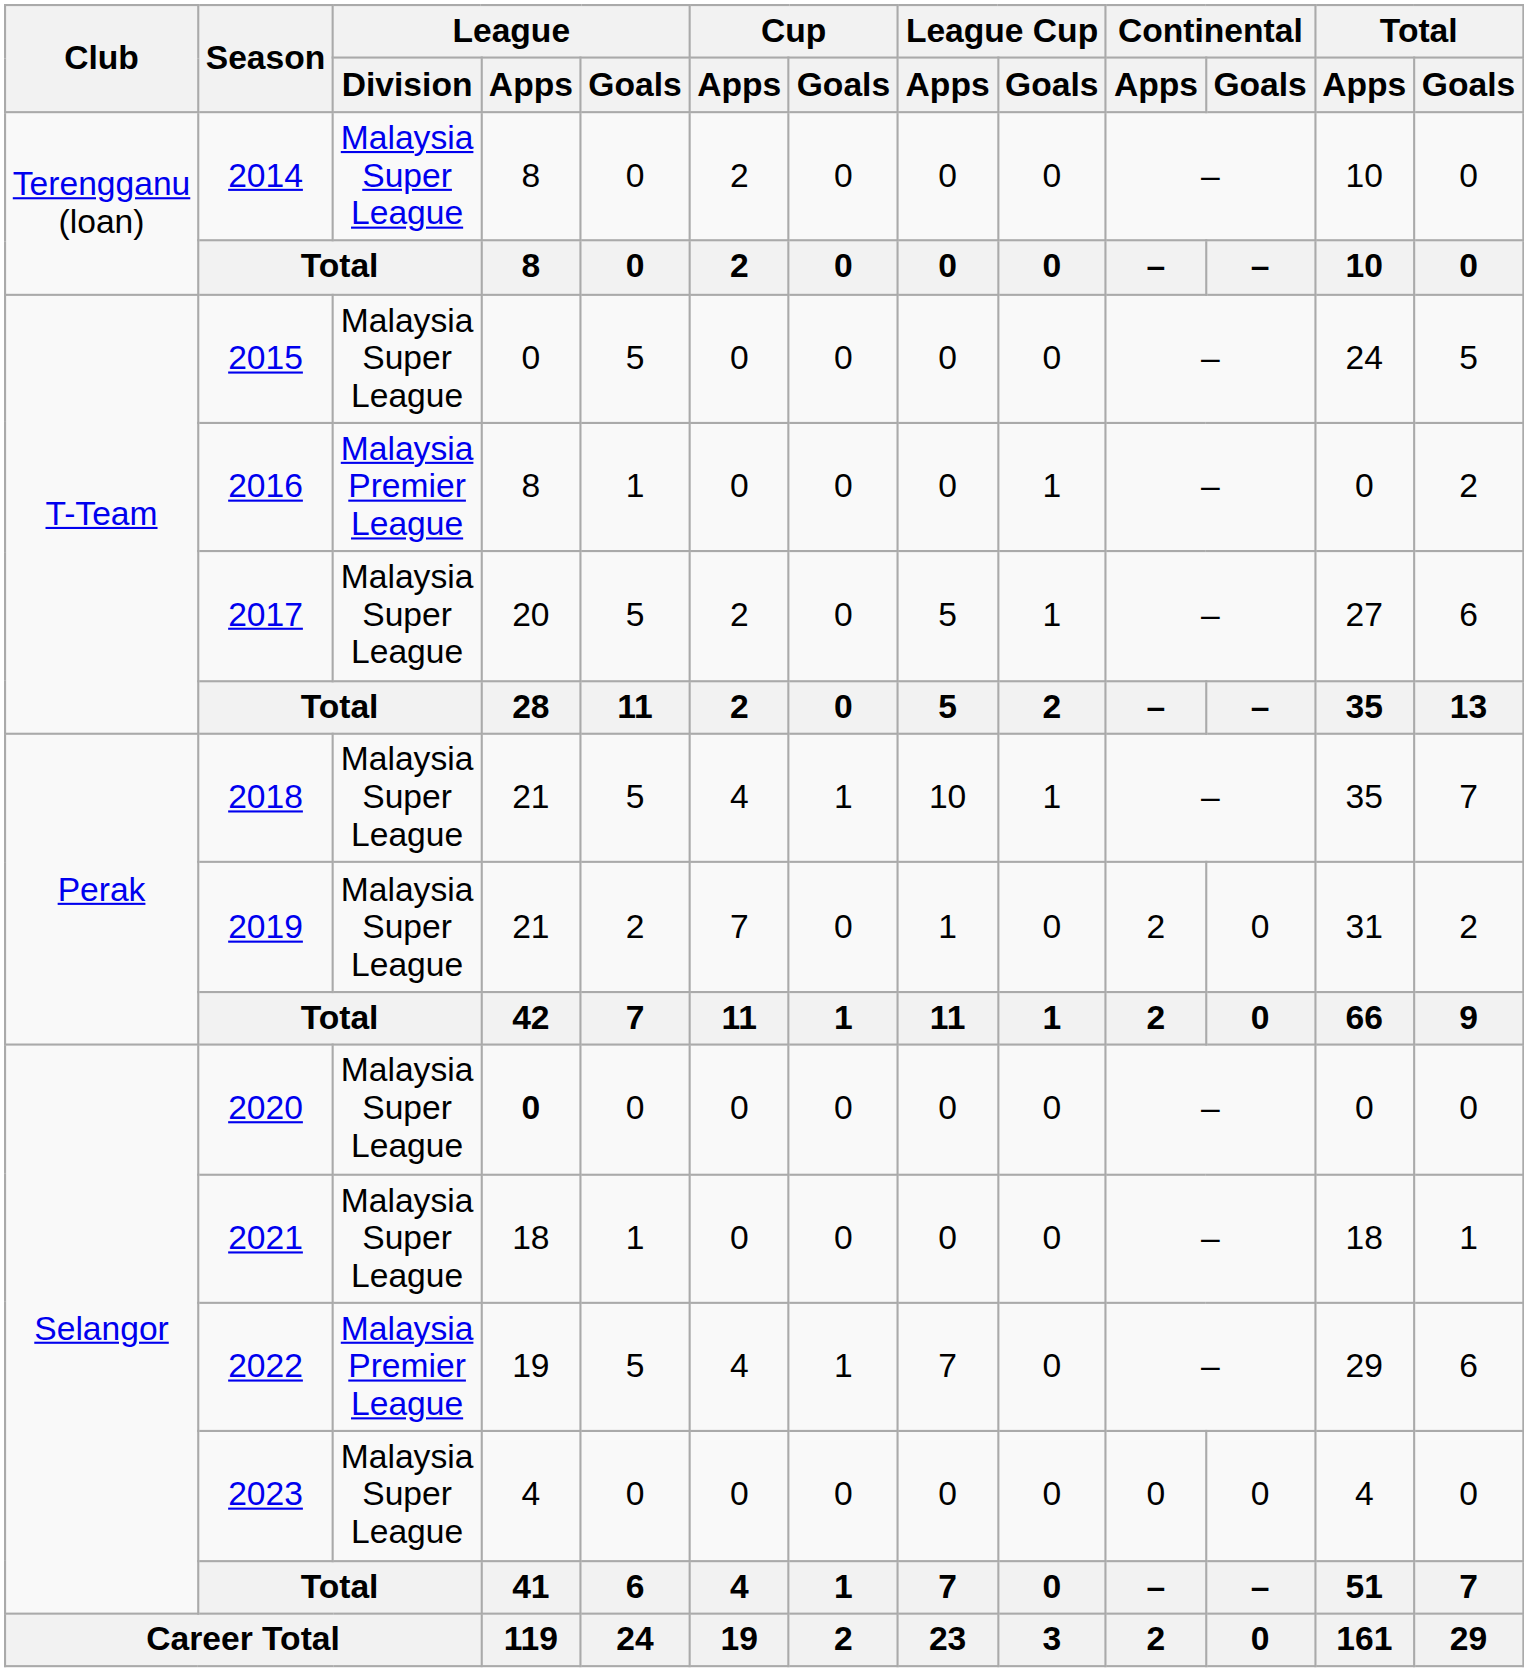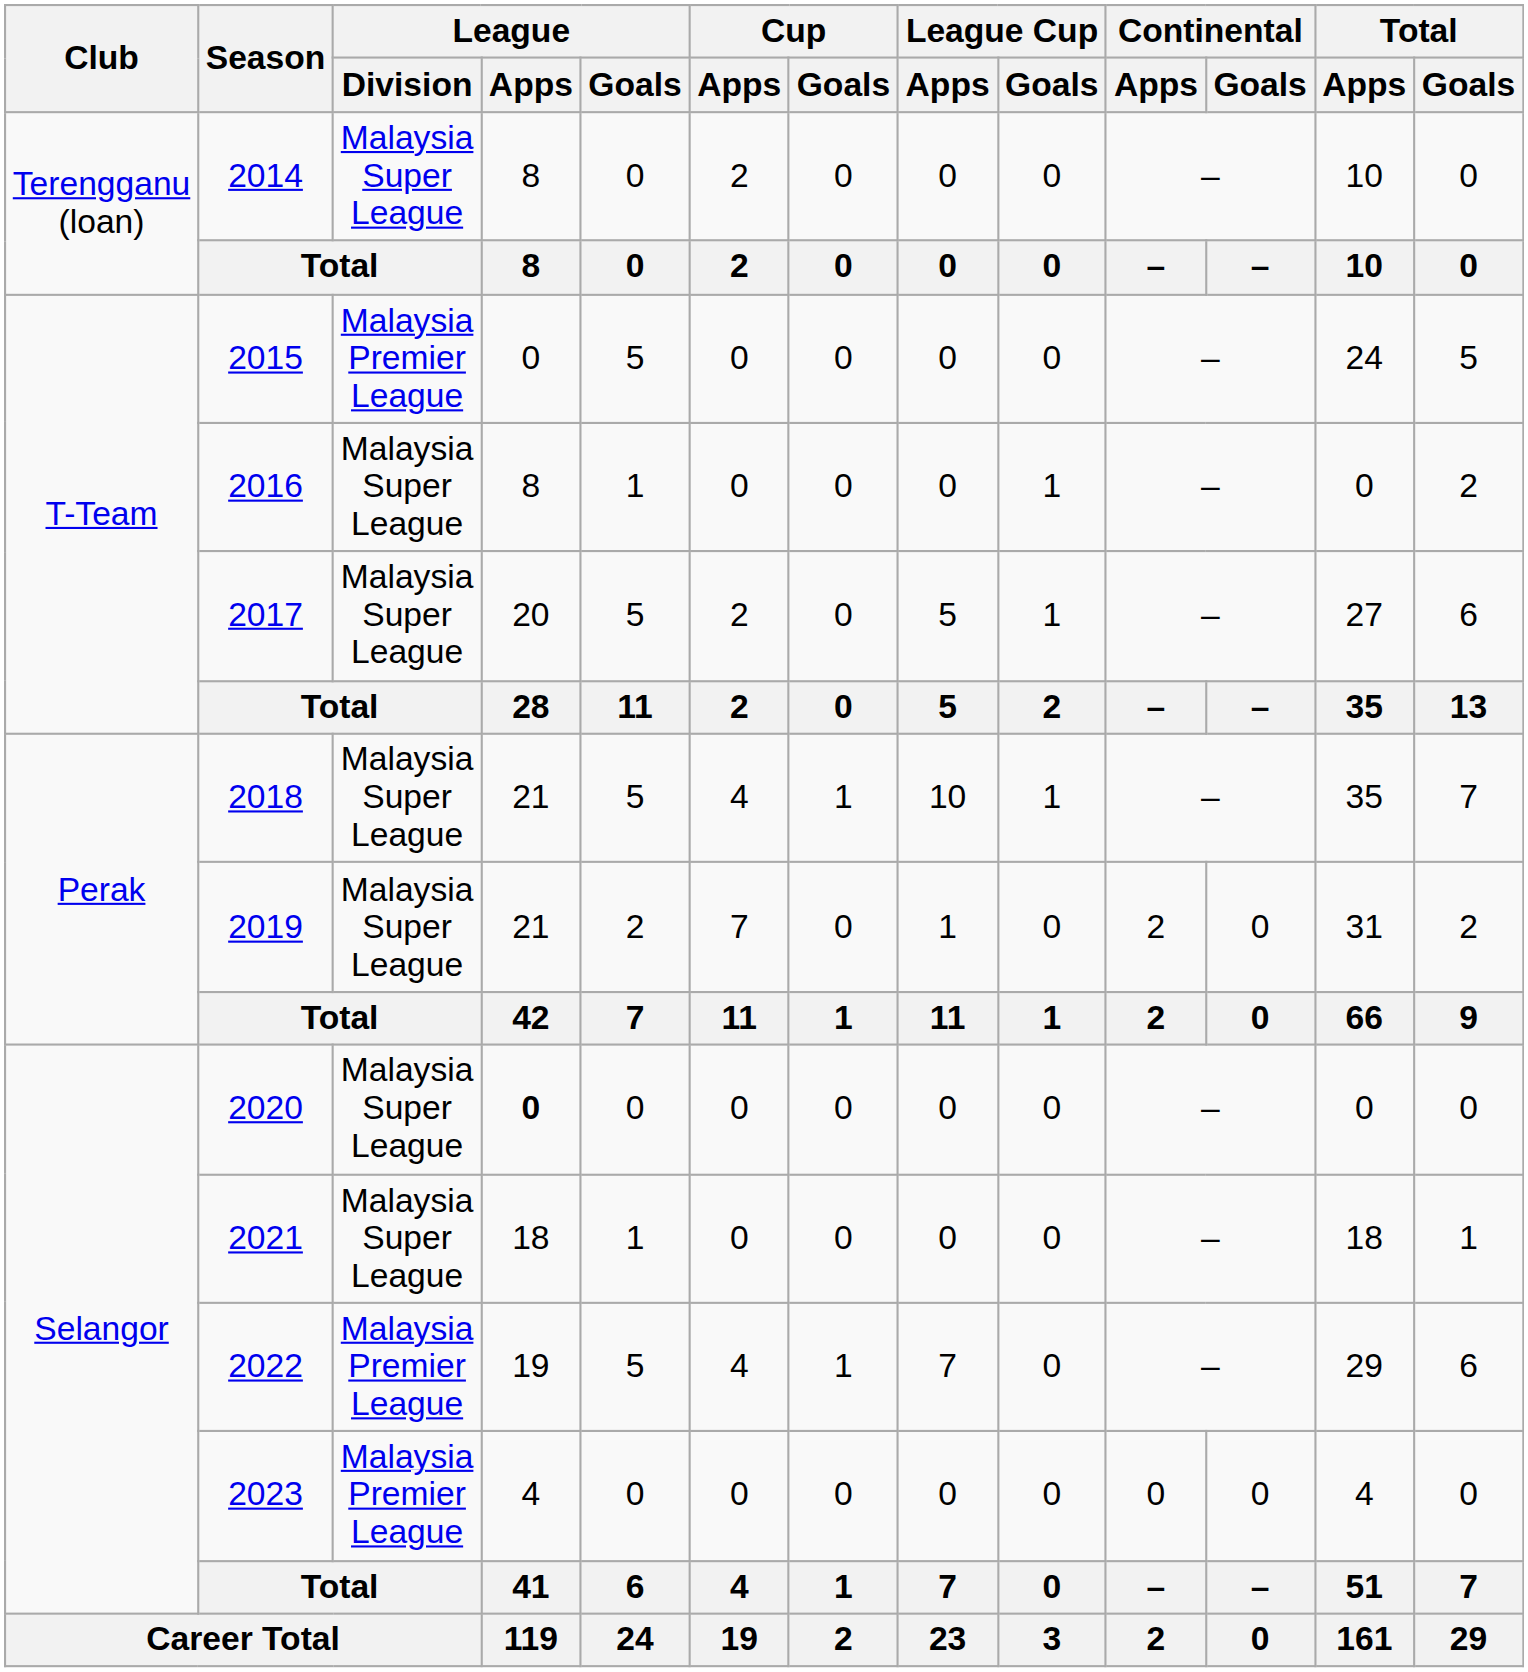(407, 357) Malaysia Super League -> (407, 357) Malaysia Premier League
(407, 486) Malaysia Premier League -> (407, 486) Malaysia Super League
(407, 1495) Malaysia Super League -> (407, 1495) Malaysia Premier League
